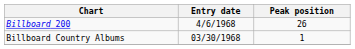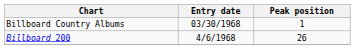rows swapped: (65, 38) <-> (38, 24)
